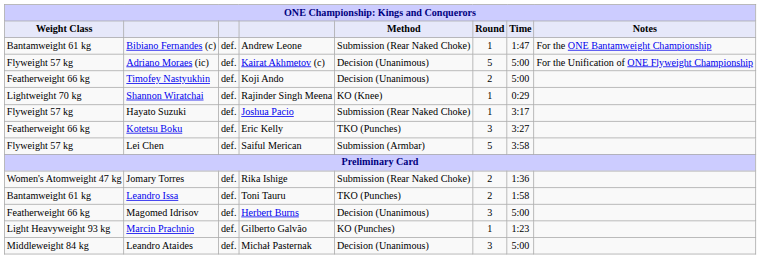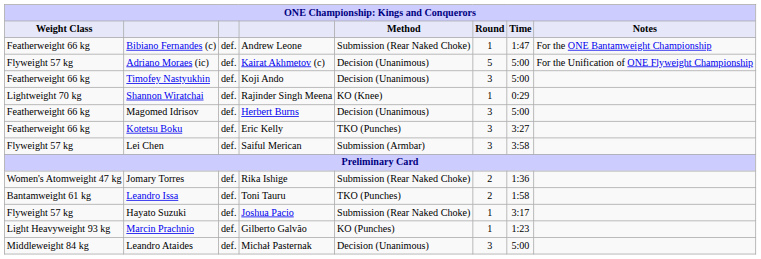(49, 45) Bantamweight 61 kg -> (48, 45) Featherweight 66 kg
(490, 79) 2 -> (490, 79) 3
rows swapped: (156, 112) <-> (162, 212)
(490, 145) 5 -> (490, 145) 3
